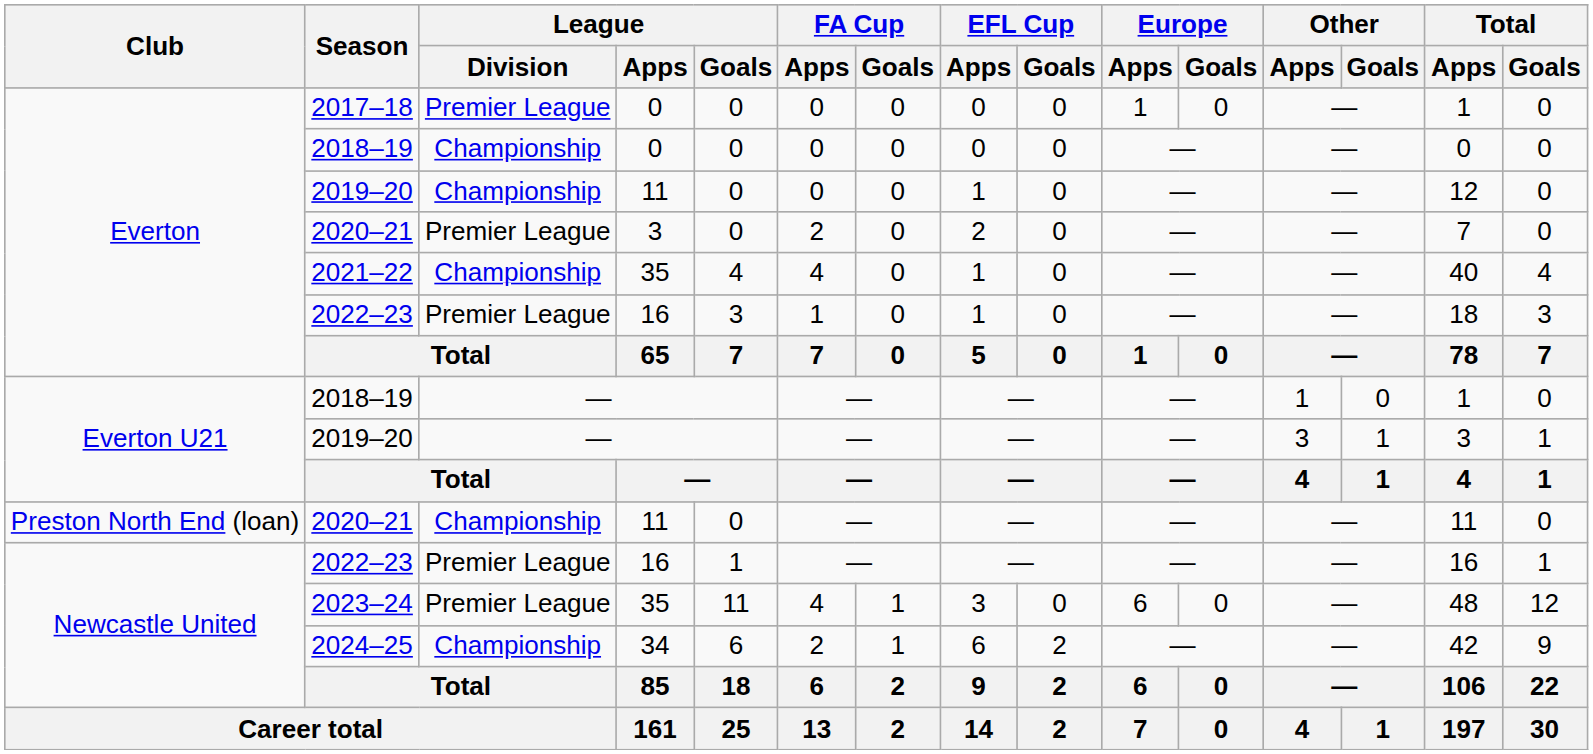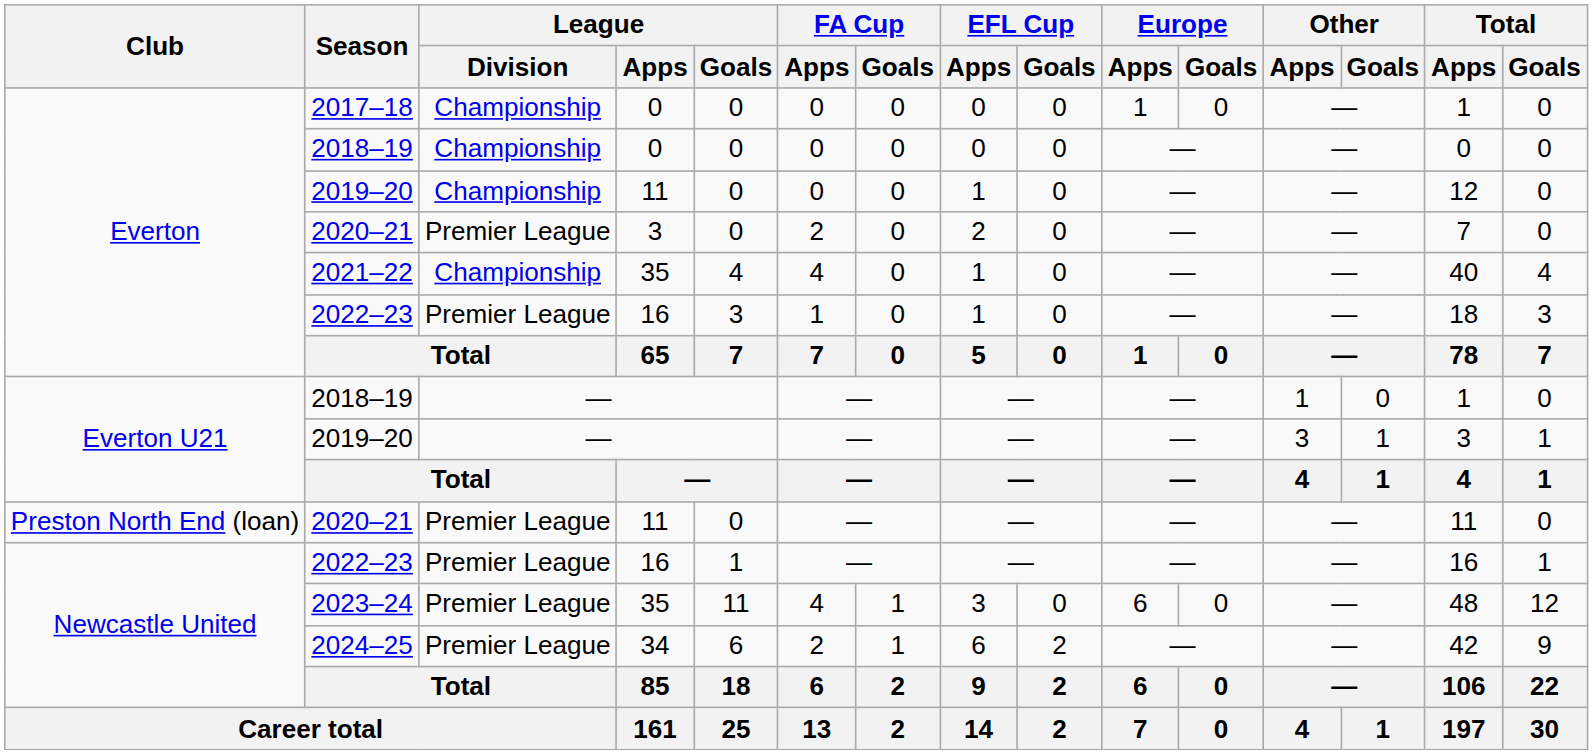(518, 107) Premier League -> (518, 107) Championship
(518, 521) Championship -> (518, 521) Premier League
(518, 645) Championship -> (518, 645) Premier League
